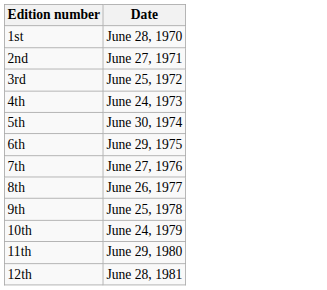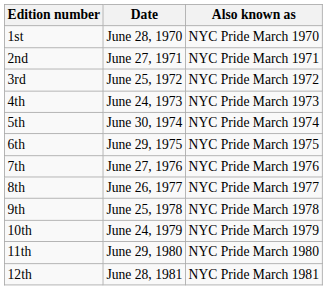+ column: (254, 15)
